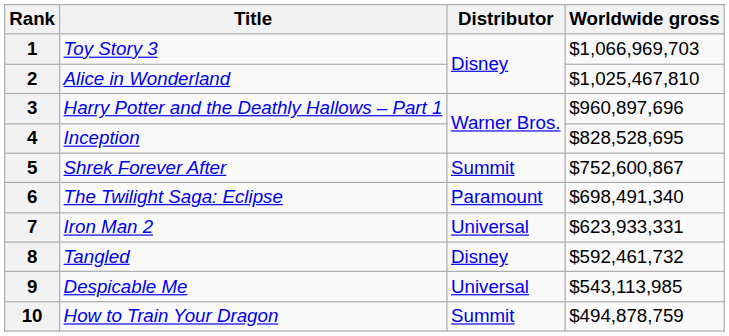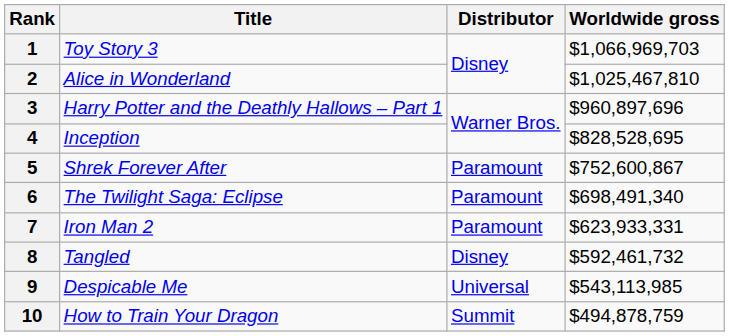(483, 167) Summit -> (497, 167) Paramount
(490, 227) Universal -> (497, 227) Paramount
